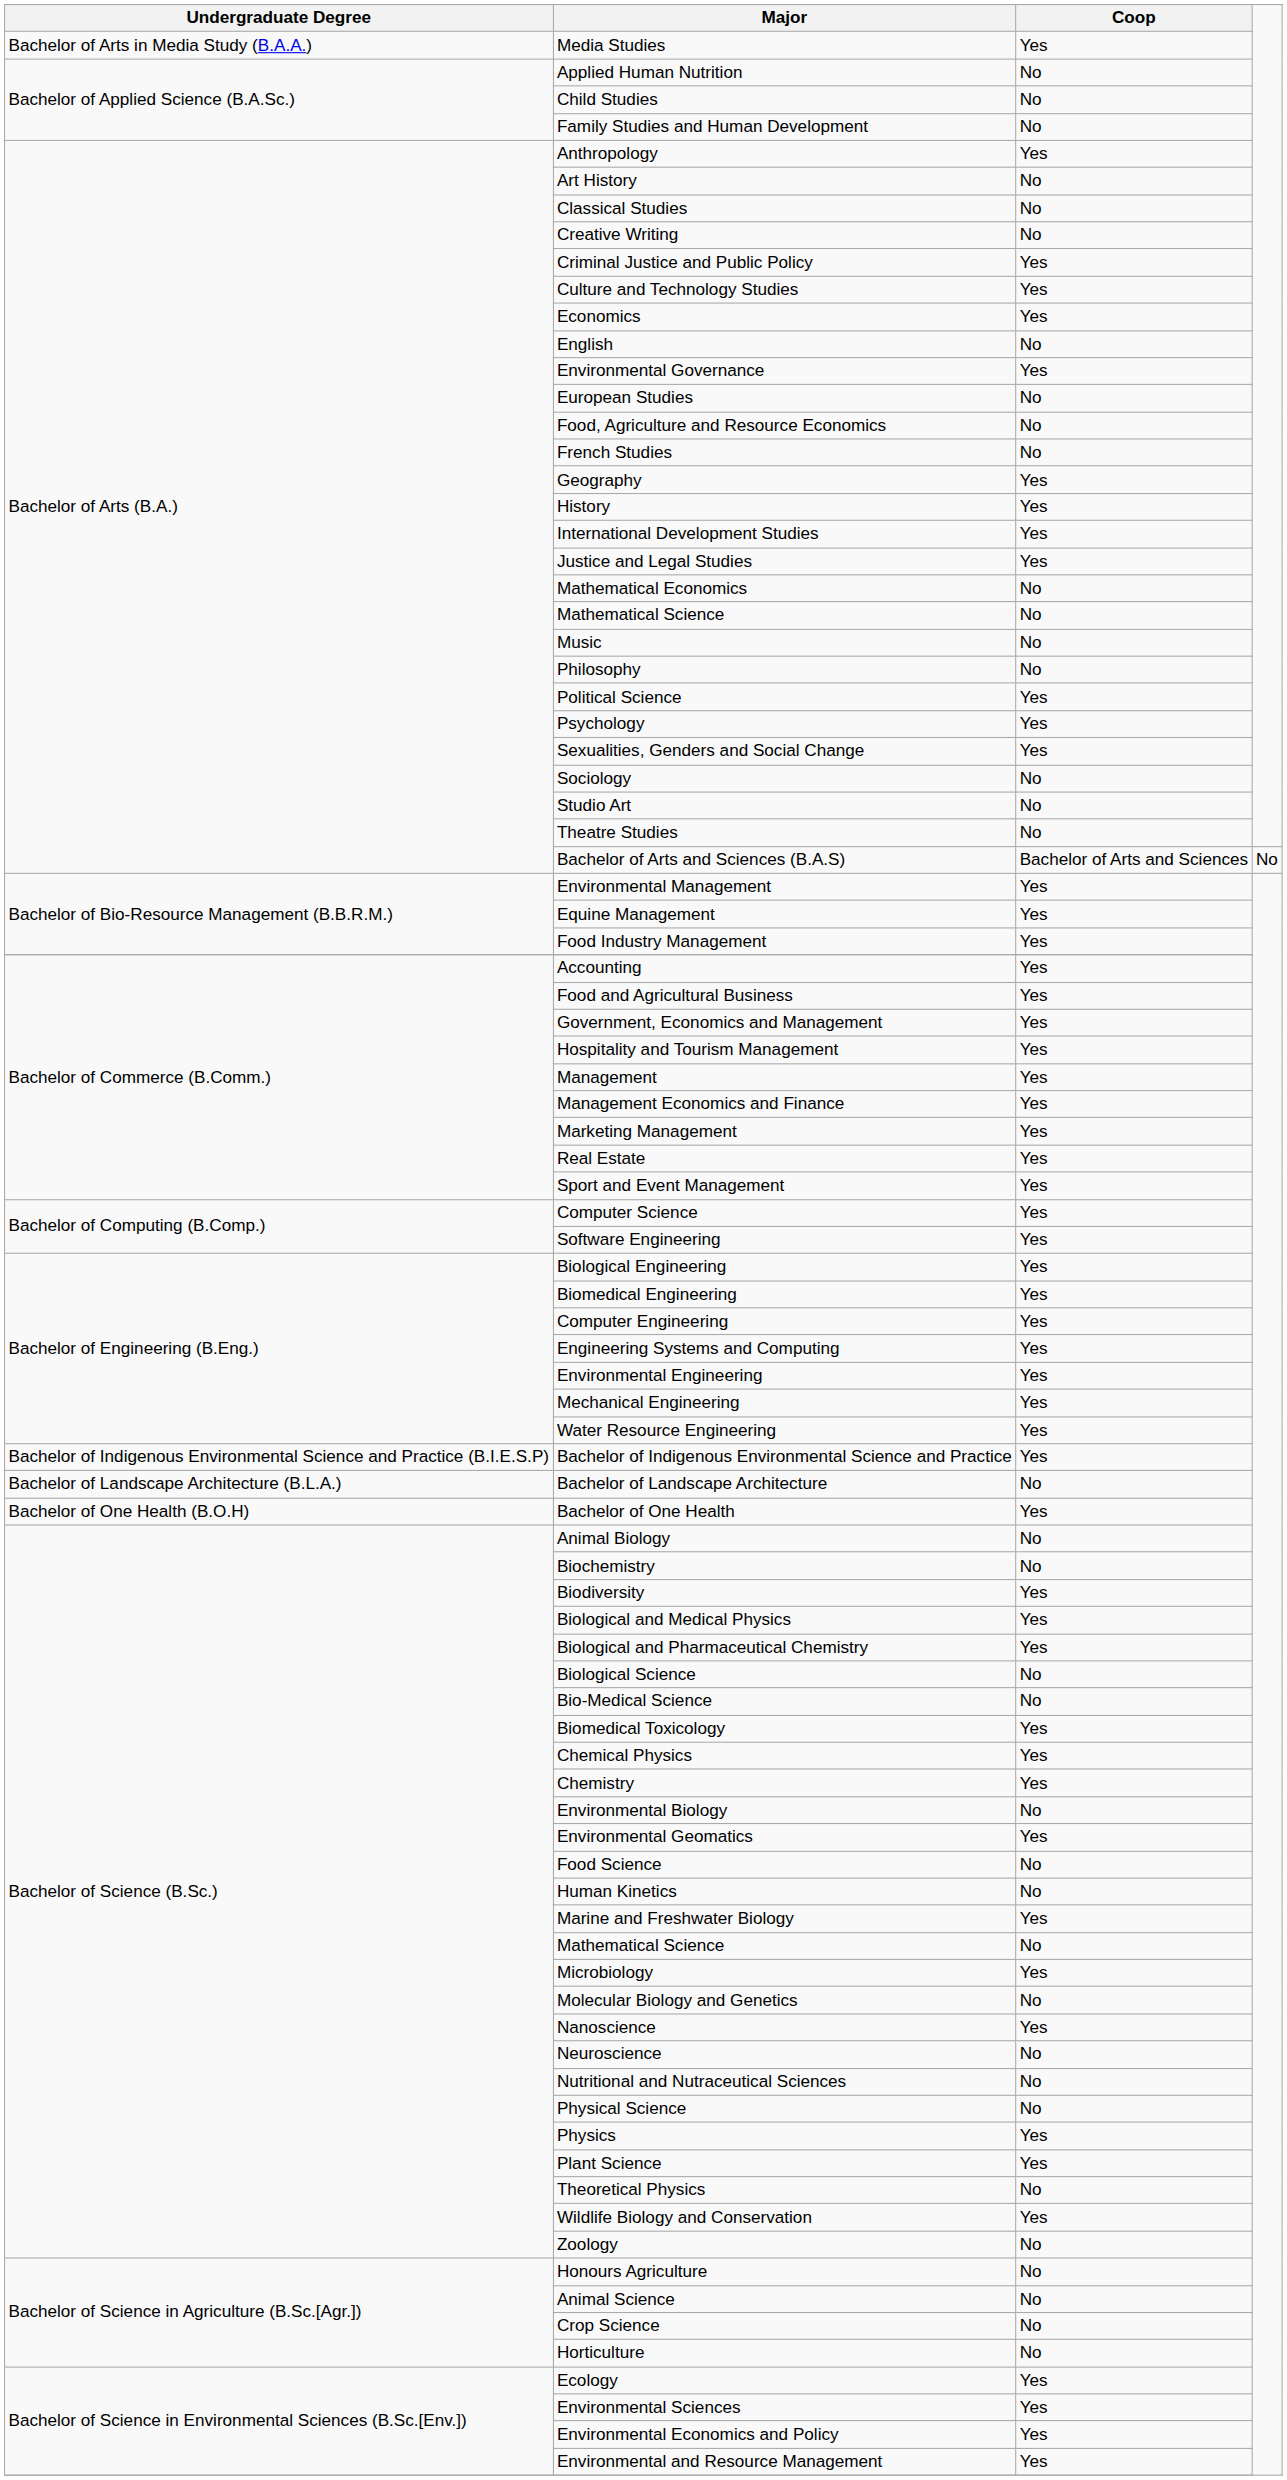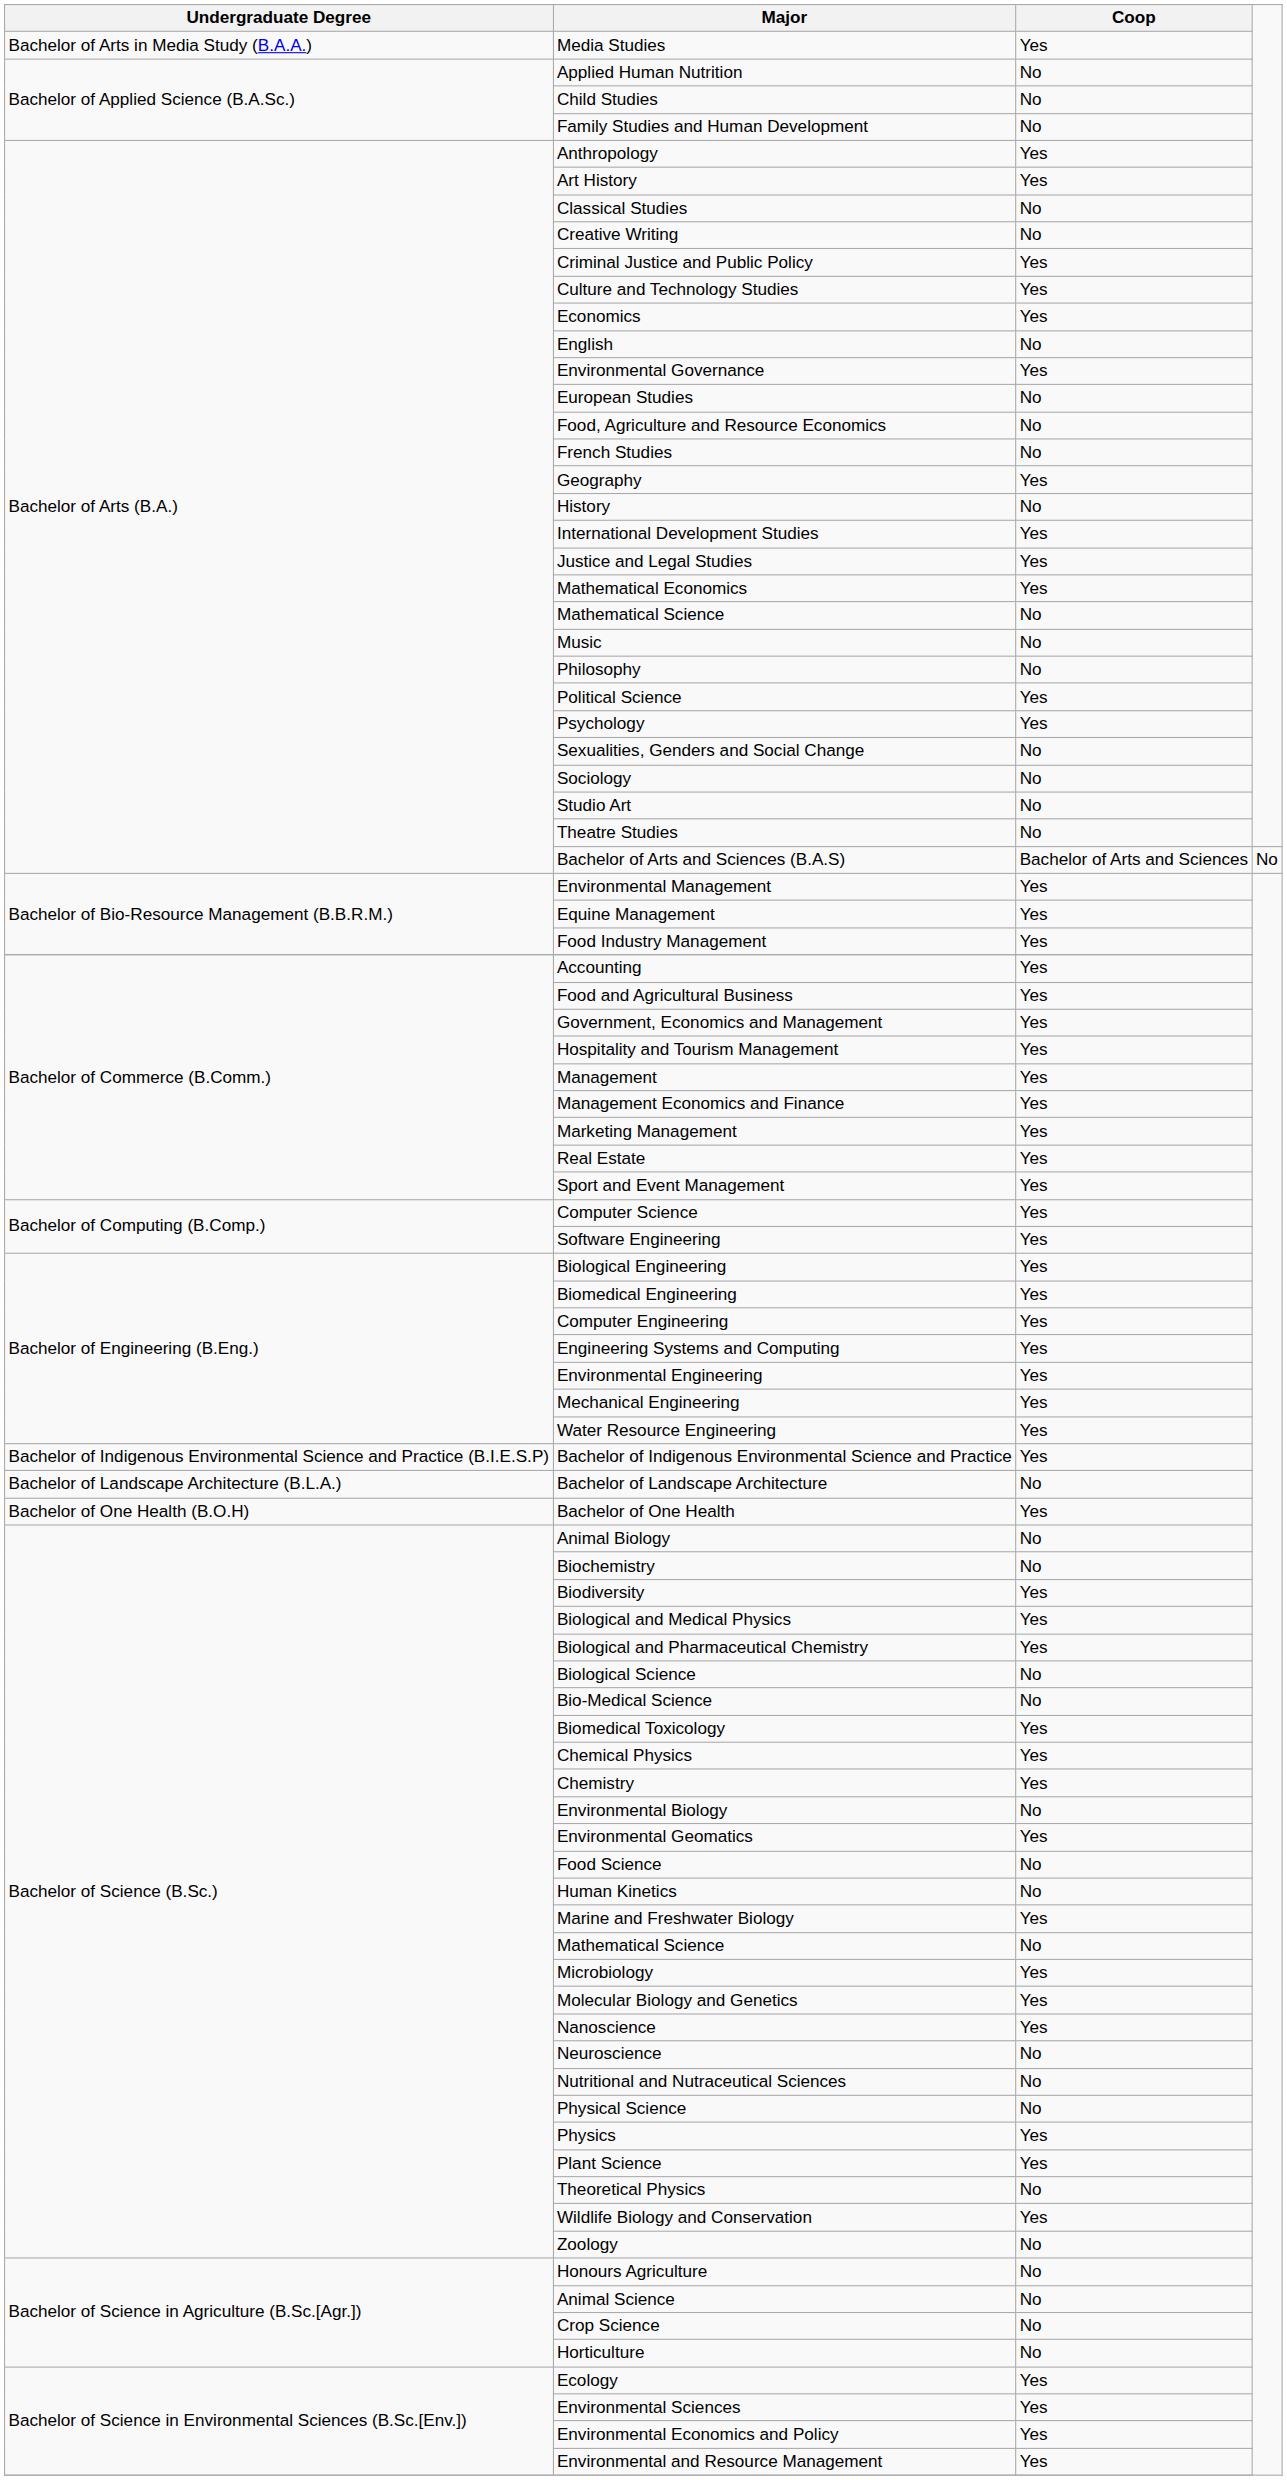(1031, 180) No -> (1034, 180) Yes
(1034, 506) Yes -> (1031, 506) No
(1031, 588) No -> (1034, 588) Yes
(1034, 751) Yes -> (1031, 751) No
(1031, 2000) No -> (1034, 2000) Yes
